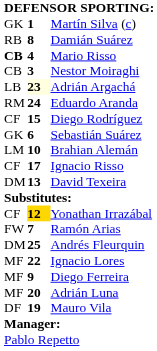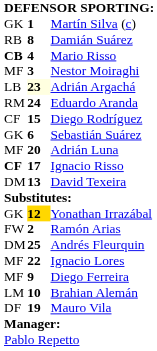(13, 71) CB -> (14, 71) MF
rows swapped: (94, 150) <-> (85, 292)
(12, 166) normal -> (13, 166) bold
(12, 213) CF -> (14, 213) GK
(31, 229) 7 -> (31, 229) 2
